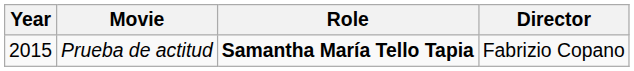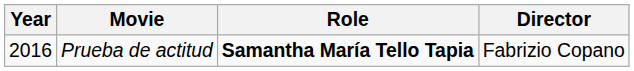(31, 50) 2015 -> (31, 50) 2016
